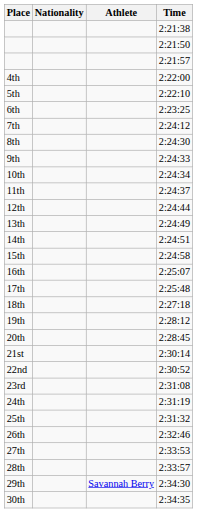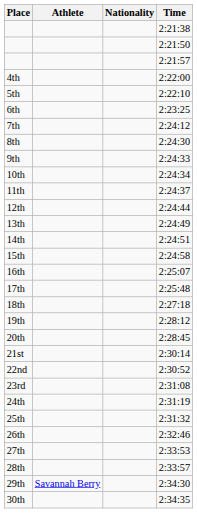columns swapped: (121, 12) <-> (59, 12)
